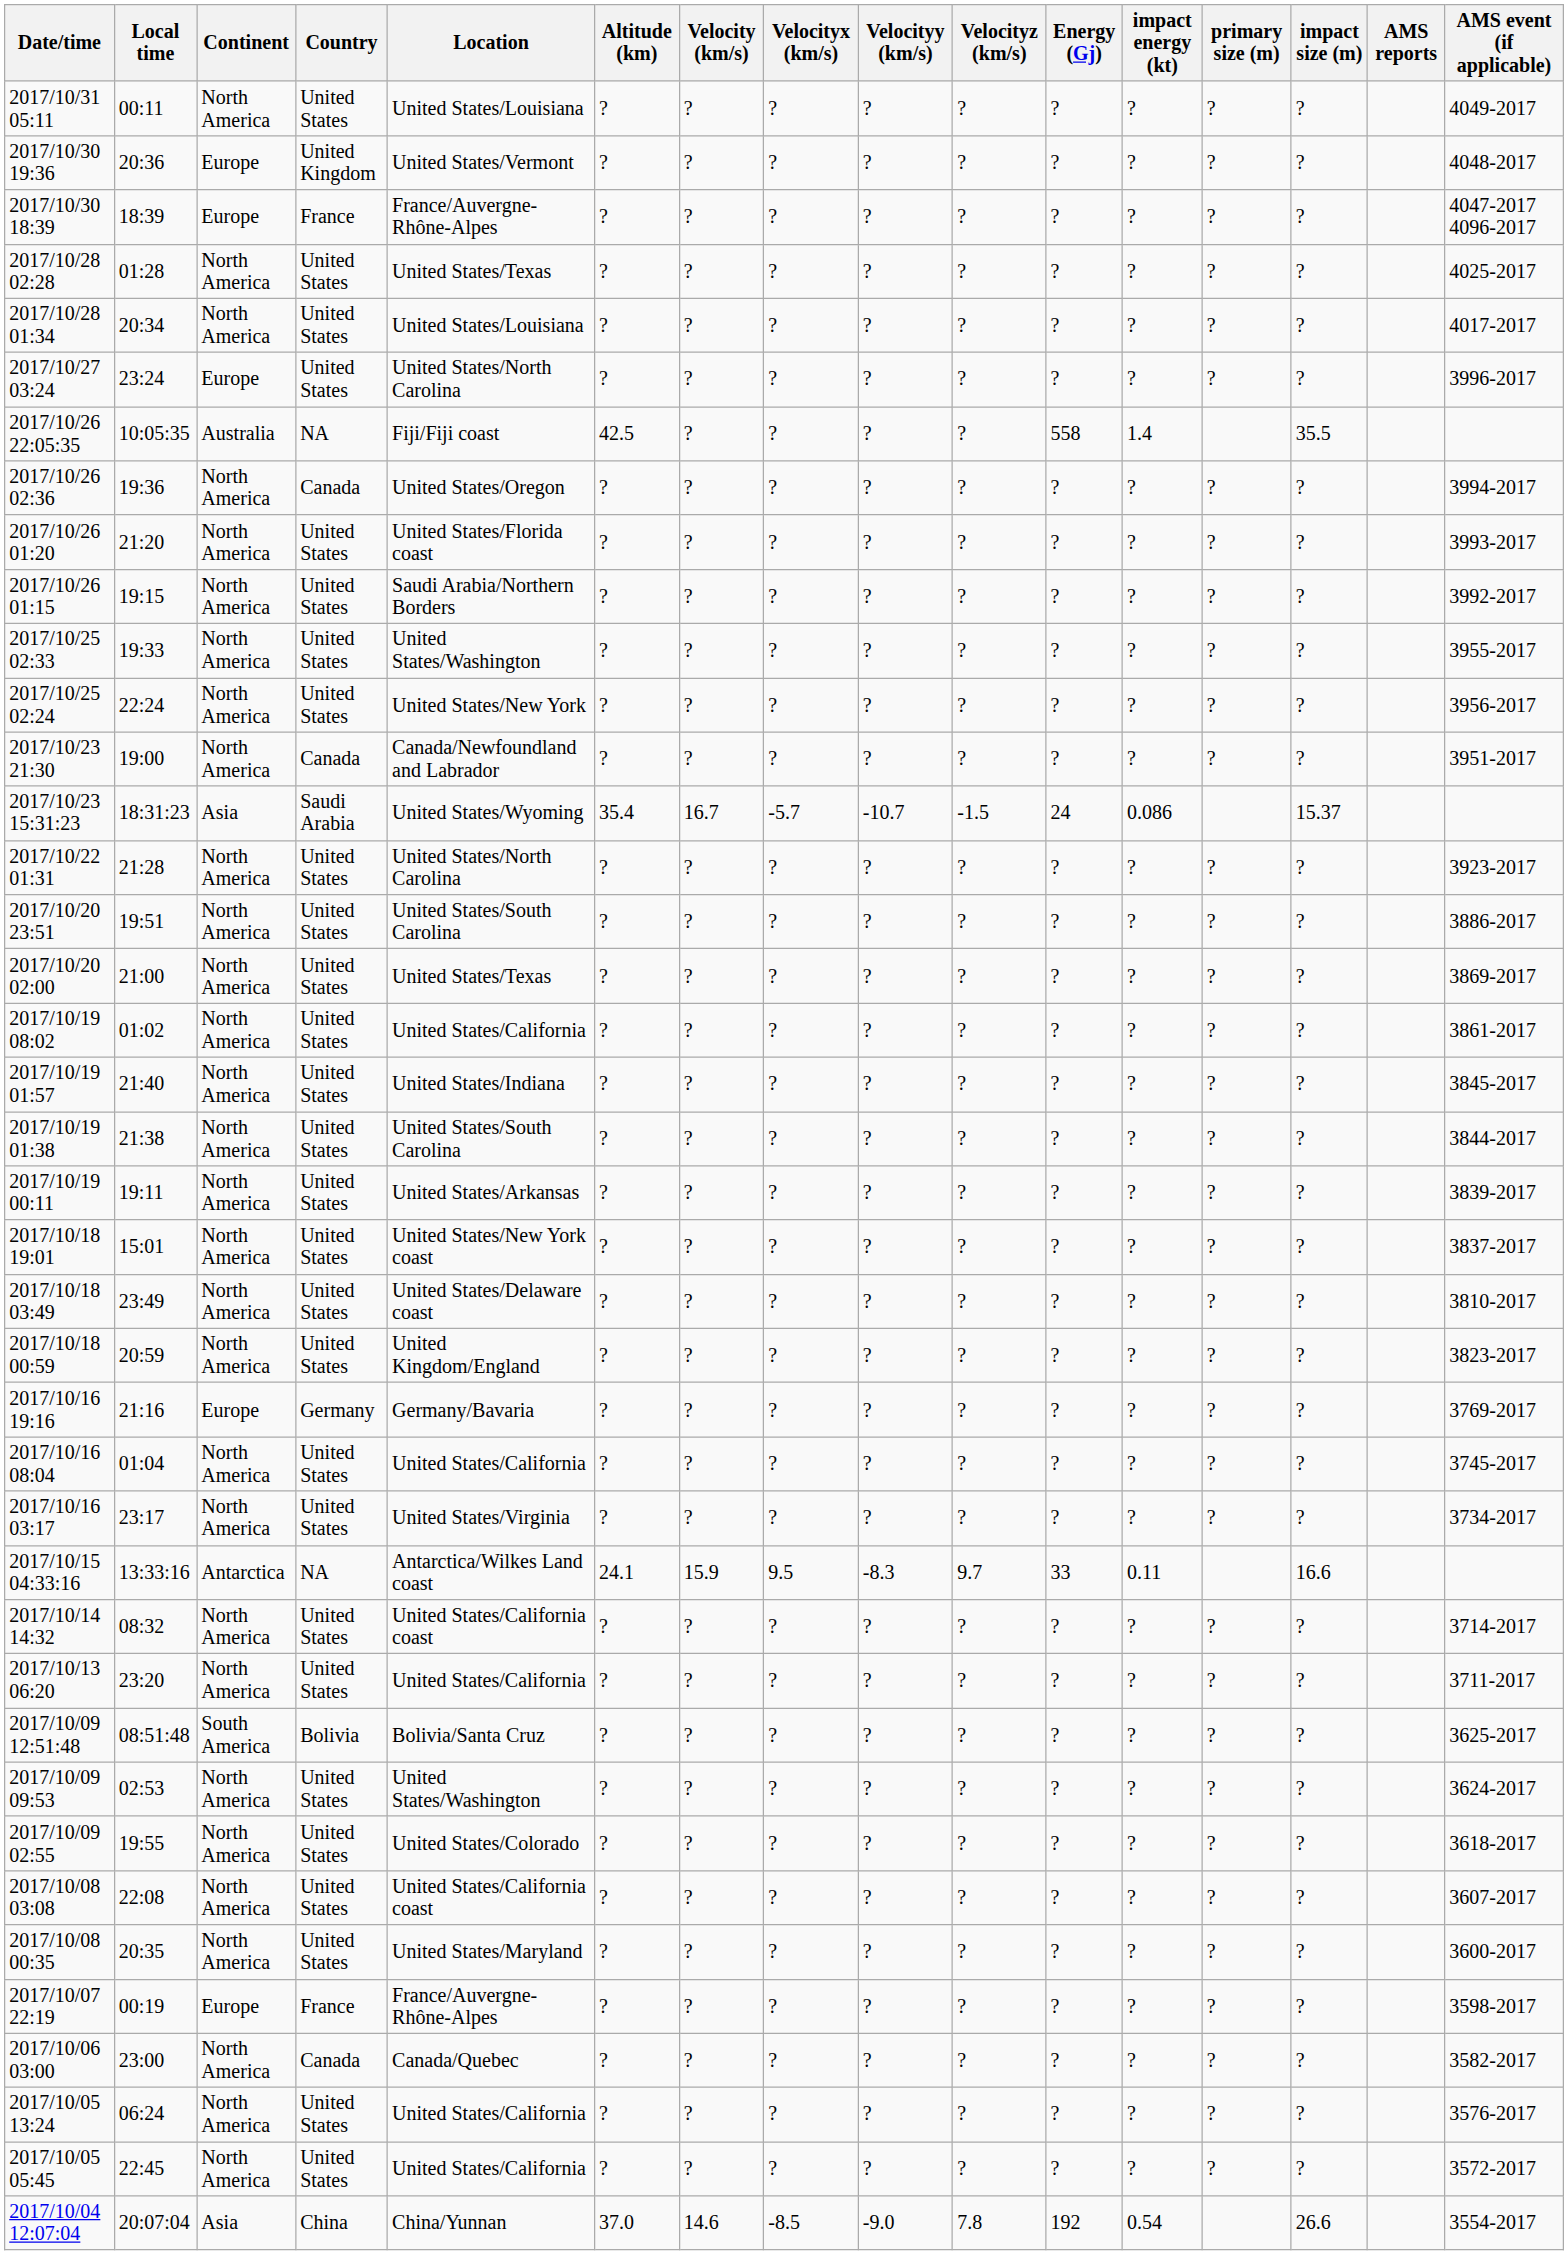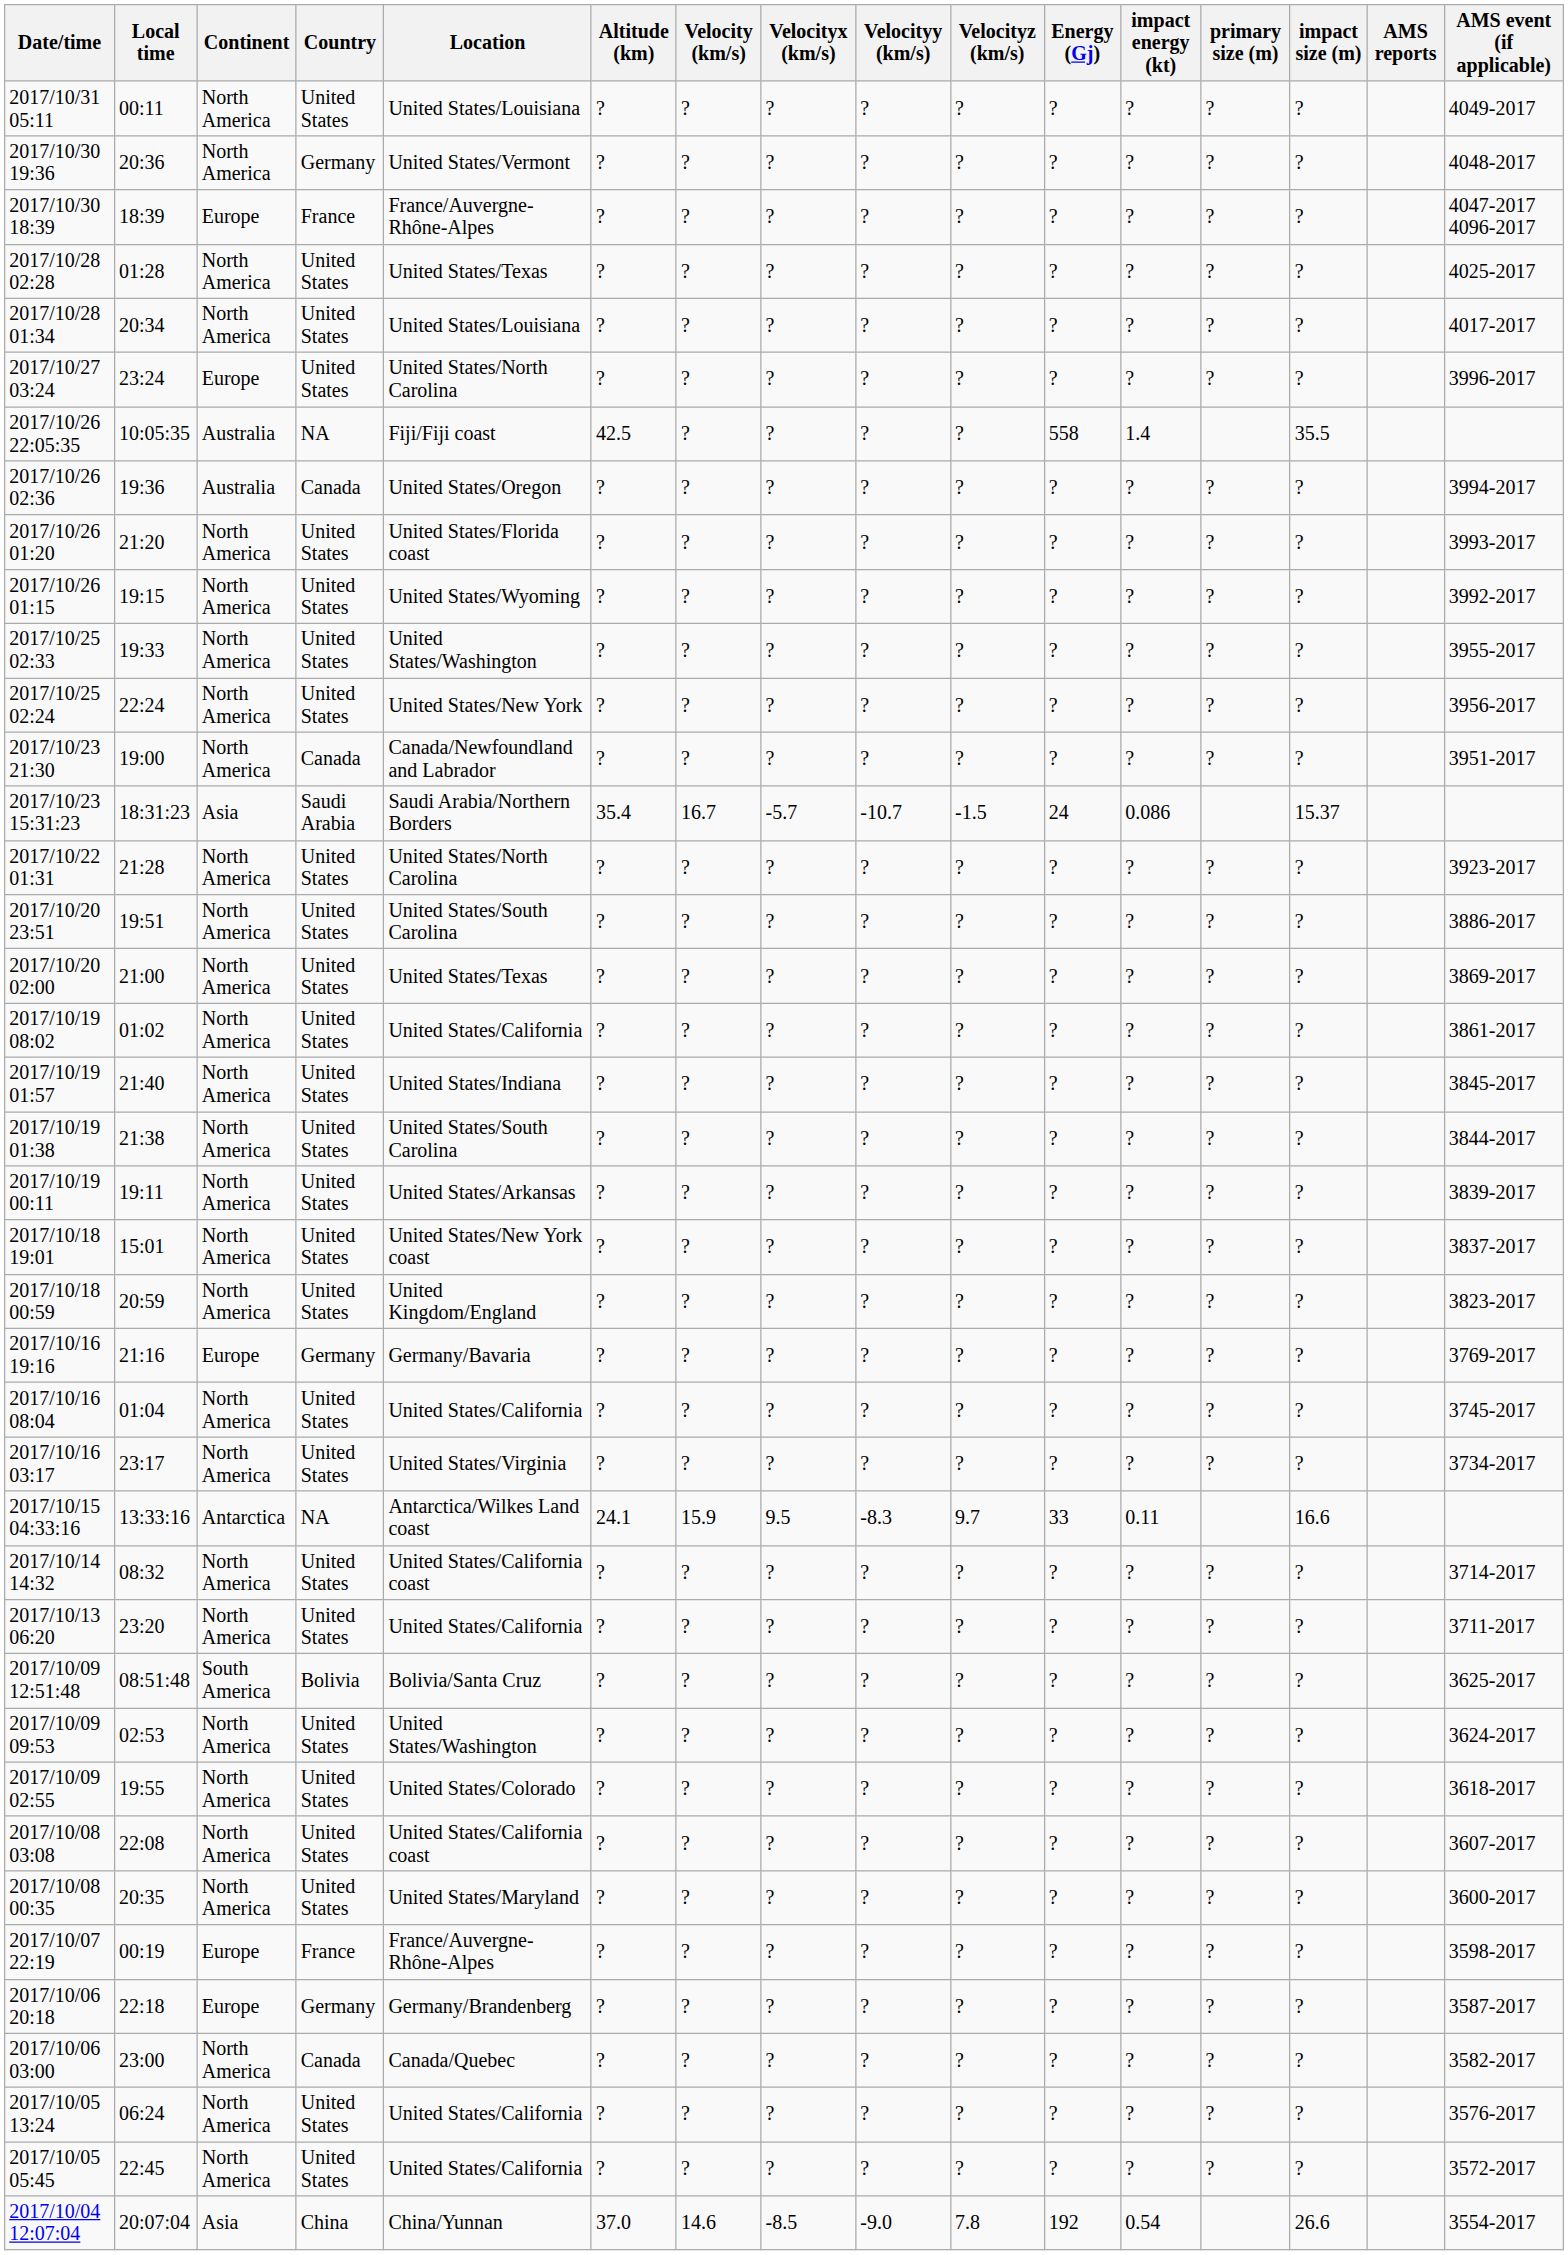(230, 162) Europe -> (236, 162) North America
(338, 162) United Kingdom -> (338, 162) Germany
(236, 487) North America -> (238, 487) Australia
(483, 596) Saudi Arabia/Northern Borders -> (484, 596) United States/Wyoming
(488, 813) United States/Wyoming -> (479, 813) Saudi Arabia/Northern Borders
- row: (55, 1301)
+ row: (55, 2005)
